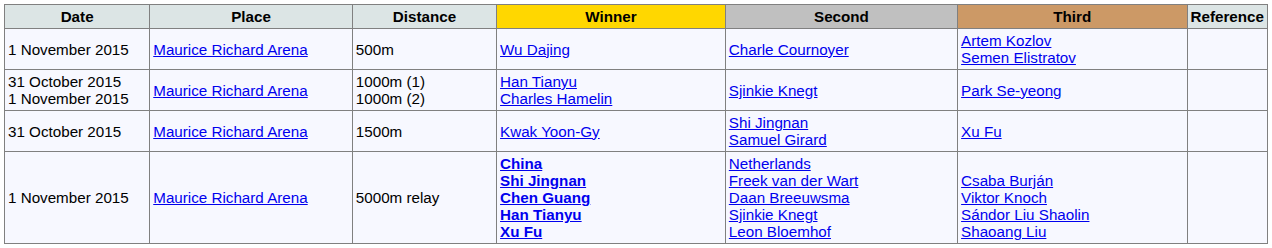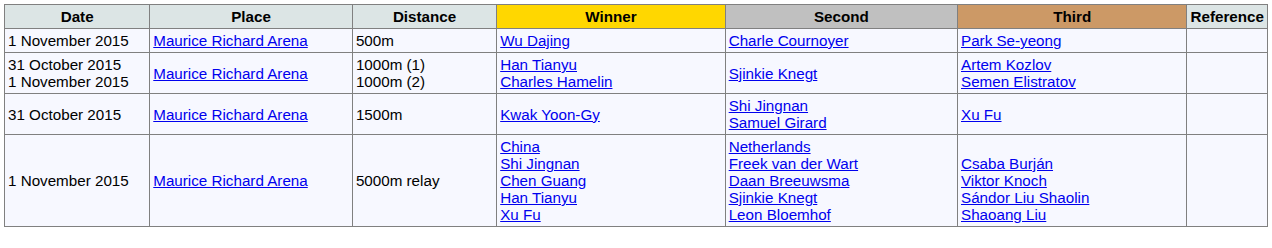(1018, 49) Artem Kozlov Semen Elistratov -> (1011, 40) Park Se-yeong
(1011, 90) Park Se-yeong -> (1018, 73) Artem Kozlov Semen Elistratov
(545, 198) bold -> (543, 180) normal
